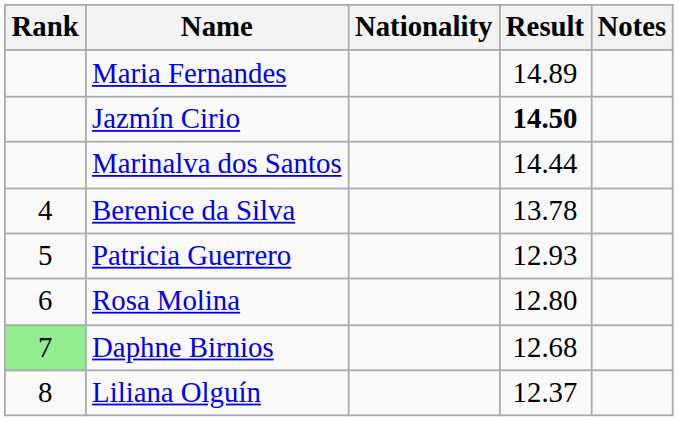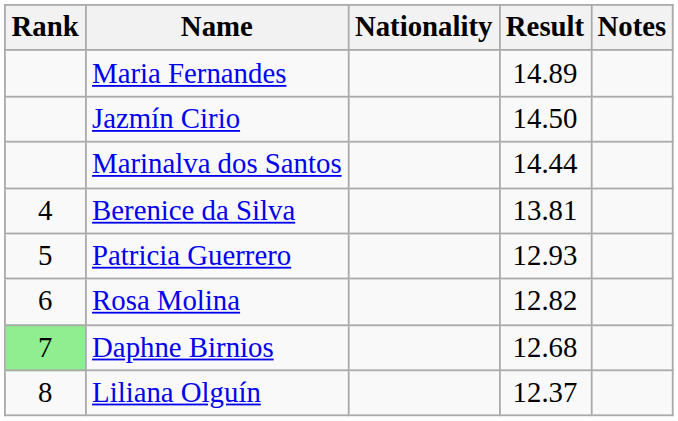(545, 118) bold -> (545, 118) normal
(545, 210) 13.78 -> (545, 210) 13.81
(545, 301) 12.80 -> (545, 301) 12.82
